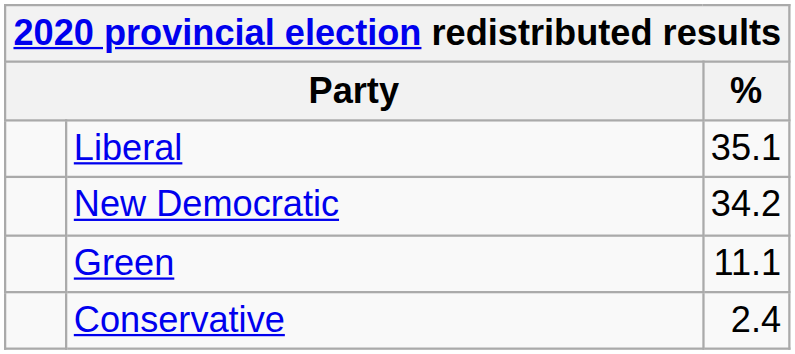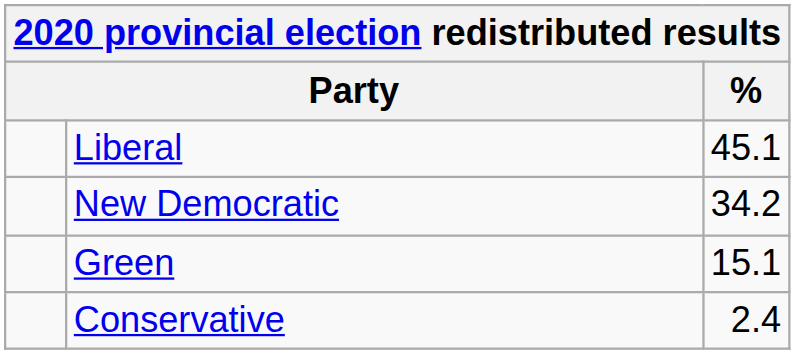(746, 147) 35.1 -> (746, 147) 45.1
(747, 262) 11.1 -> (746, 262) 15.1
